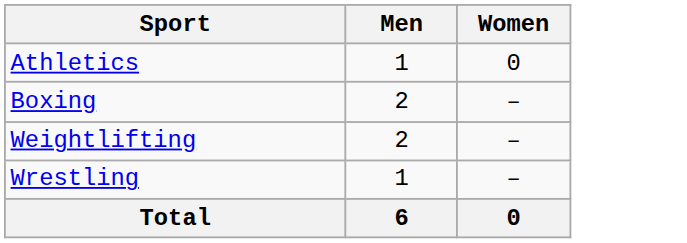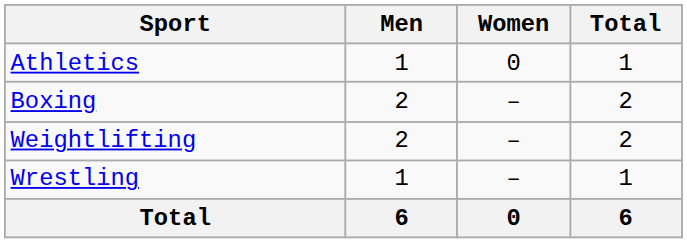+ column: (626, 24)
